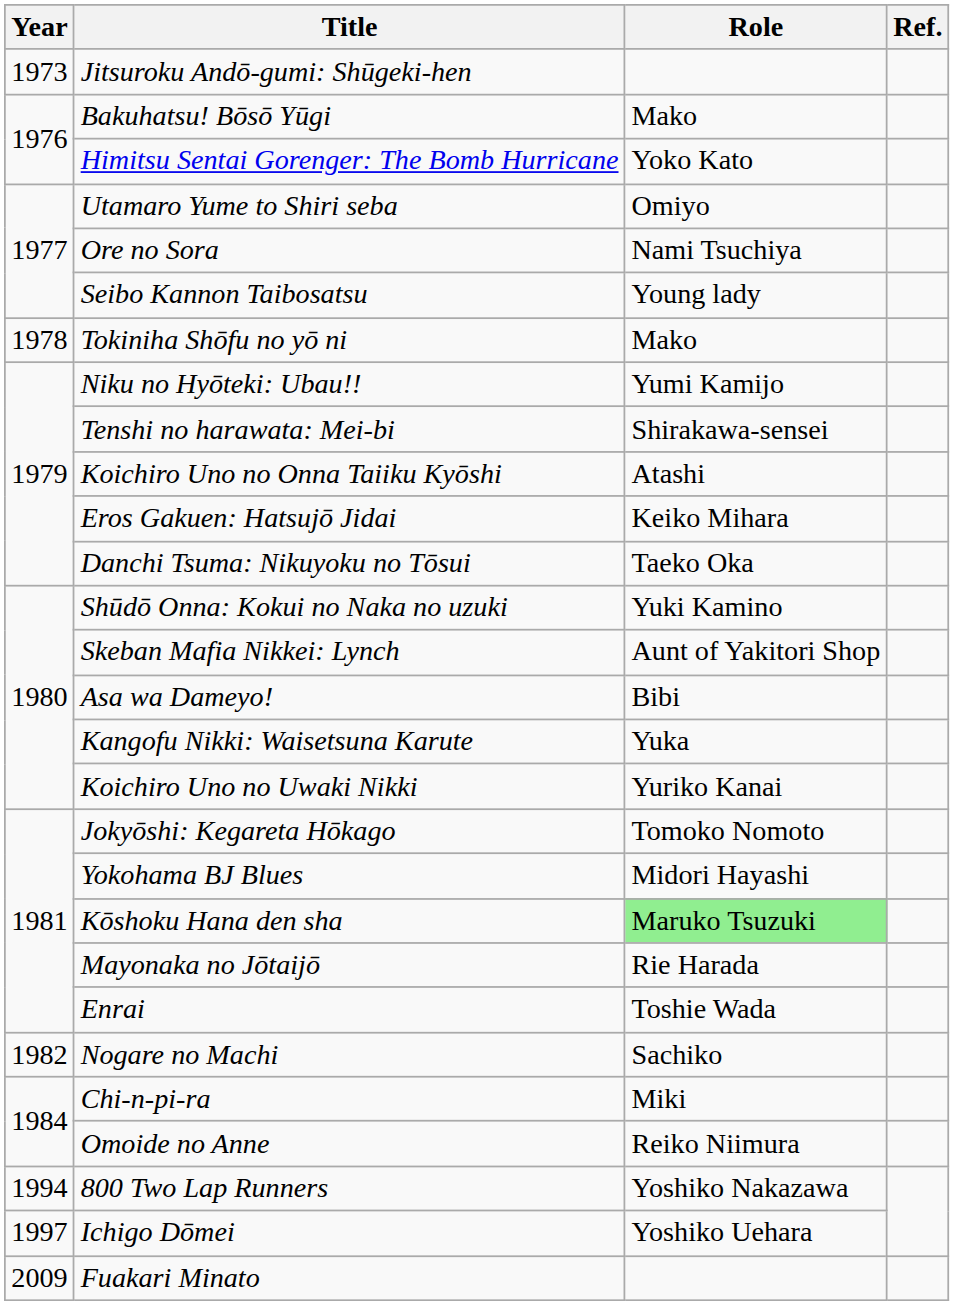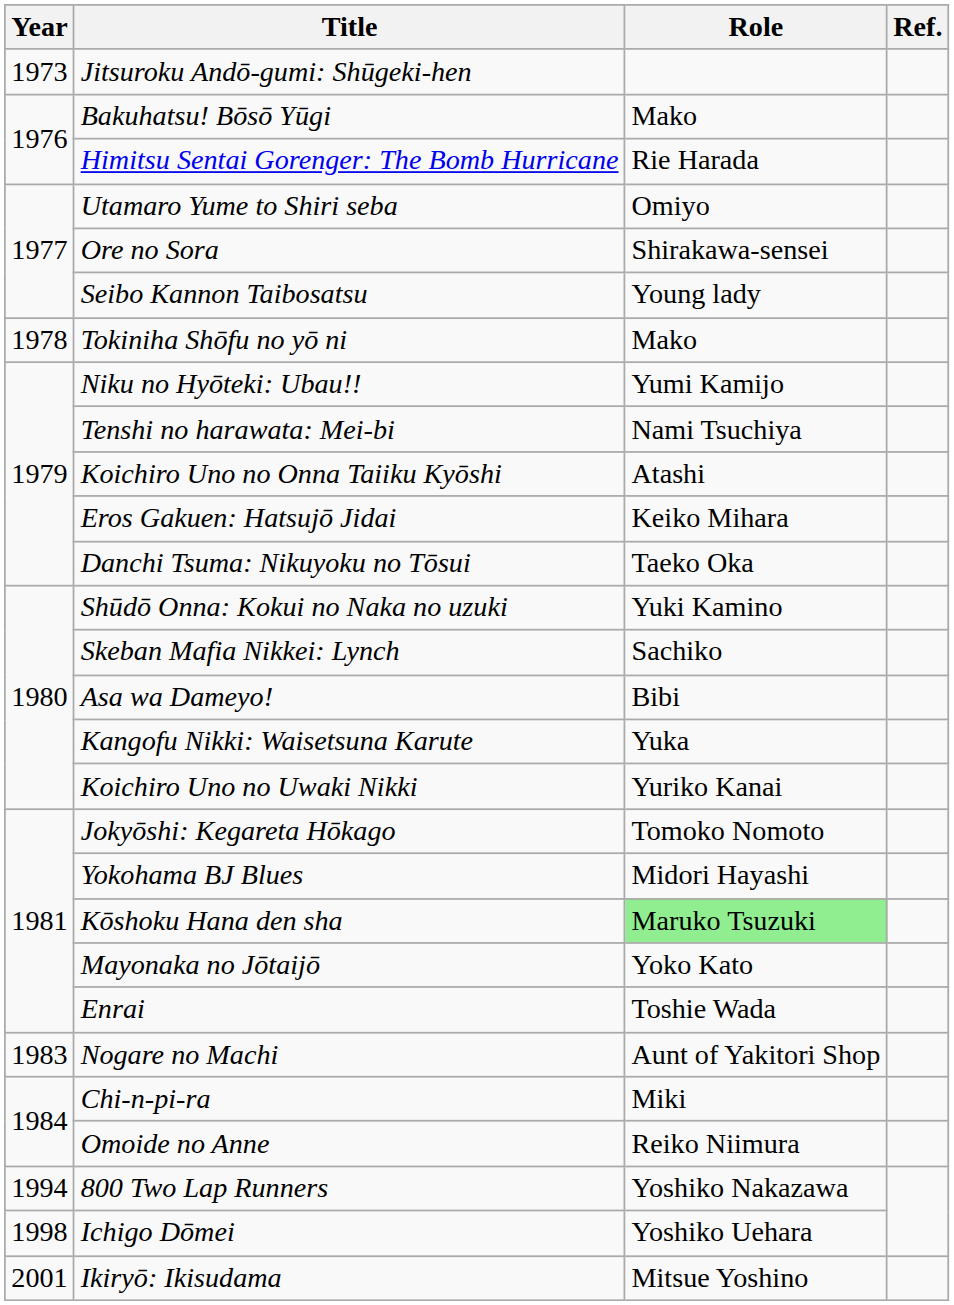(692, 160) Yoko Kato -> (695, 160) Rie Harada
(717, 250) Nami Tsuchiya -> (730, 250) Shirakawa-sensei
(730, 428) Shirakawa-sensei -> (717, 428) Nami Tsuchiya
(756, 652) Aunt of Yakitori Shop -> (677, 652) Sachiko
(695, 964) Rie Harada -> (692, 964) Yoko Kato
(40, 1054) 1982 -> (40, 1054) 1983
(677, 1054) Sachiko -> (756, 1054) Aunt of Yakitori Shop
(40, 1232) 1997 -> (40, 1232) 1998
+ row: (181, 1277)
- row: (170, 1277)
